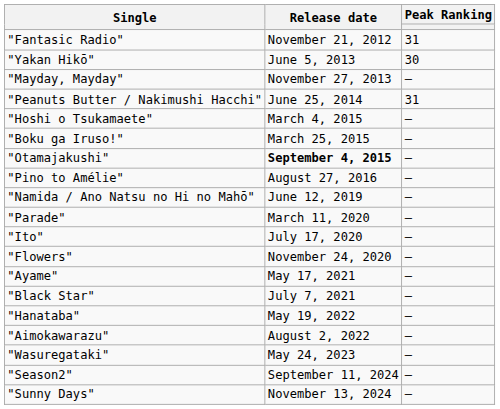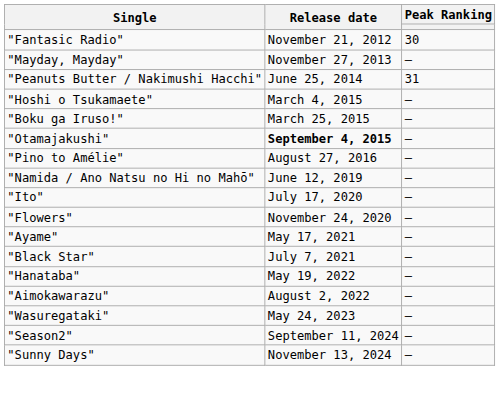(412, 40) 31 -> (412, 40) 30
- row: (51, 59)
- row: (36, 217)
